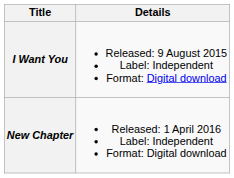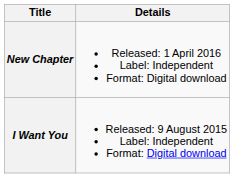rows swapped: (40, 59) <-> (40, 135)
